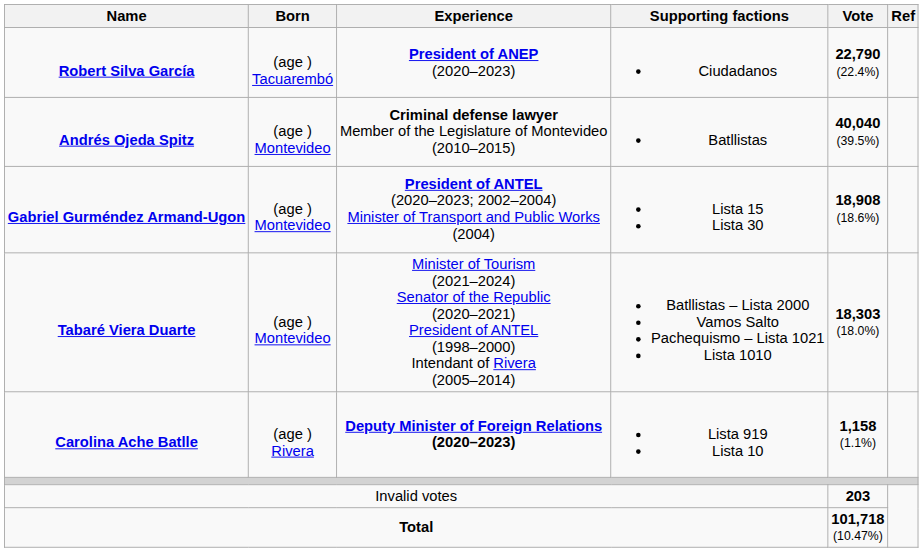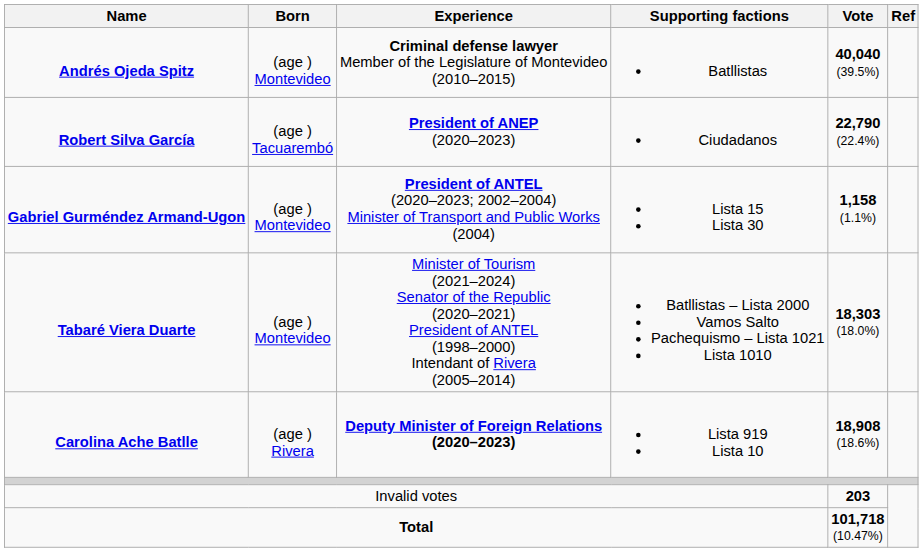rows swapped: (127, 140) <-> (127, 70)
(858, 209) 18,908 (18.6%) -> (858, 209) 1,158 (1.1%)
(858, 434) 1,158 (1.1%) -> (858, 434) 18,908 (18.6%)
